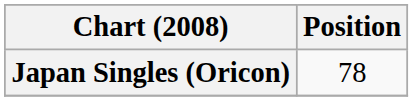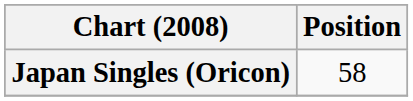(352, 72) 78 -> (352, 72) 58
